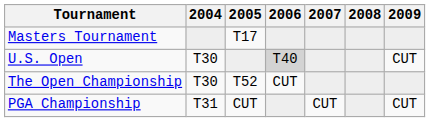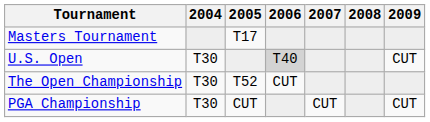(205, 105) T31 -> (205, 105) T30
